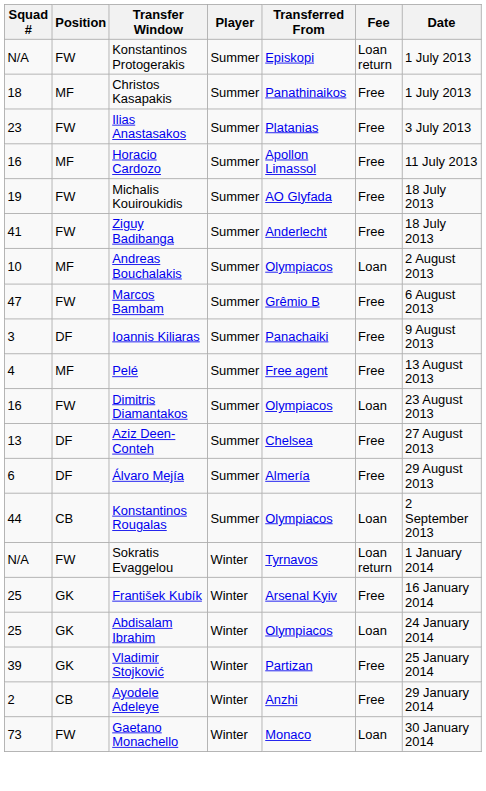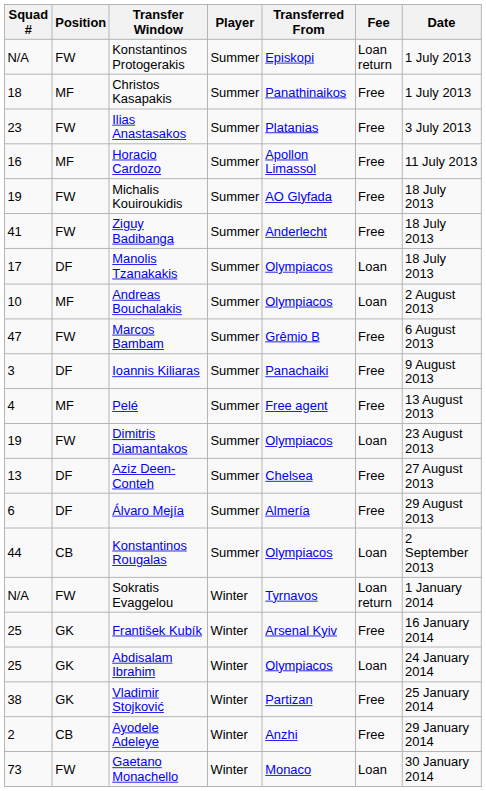+ row: (145, 266)
(15, 406) 16 -> (15, 441) 19
(15, 665) 39 -> (15, 700) 38
